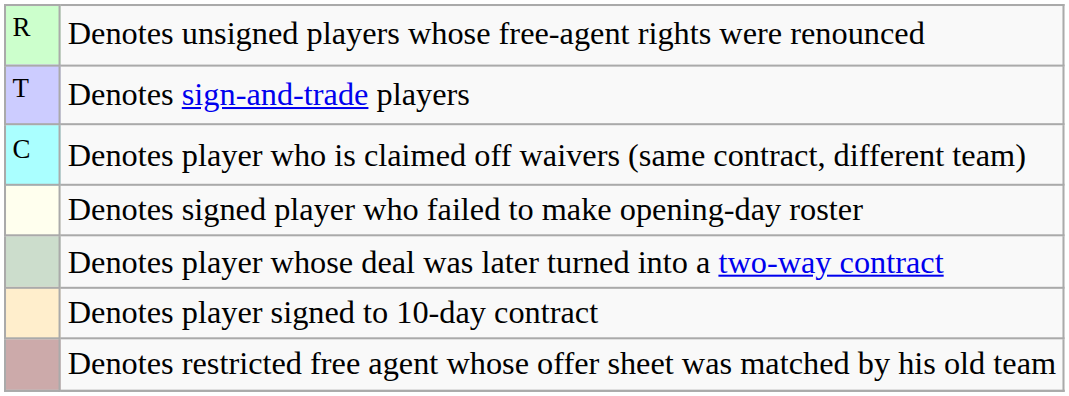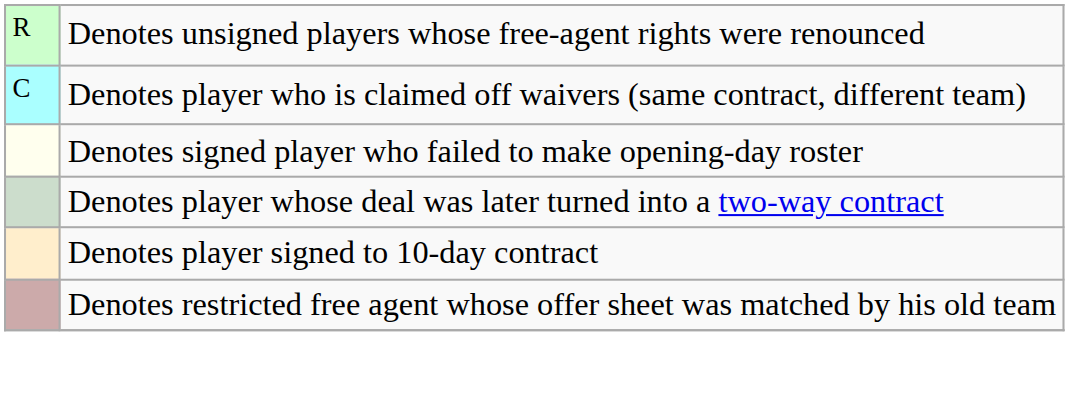- row: (269, 94)
